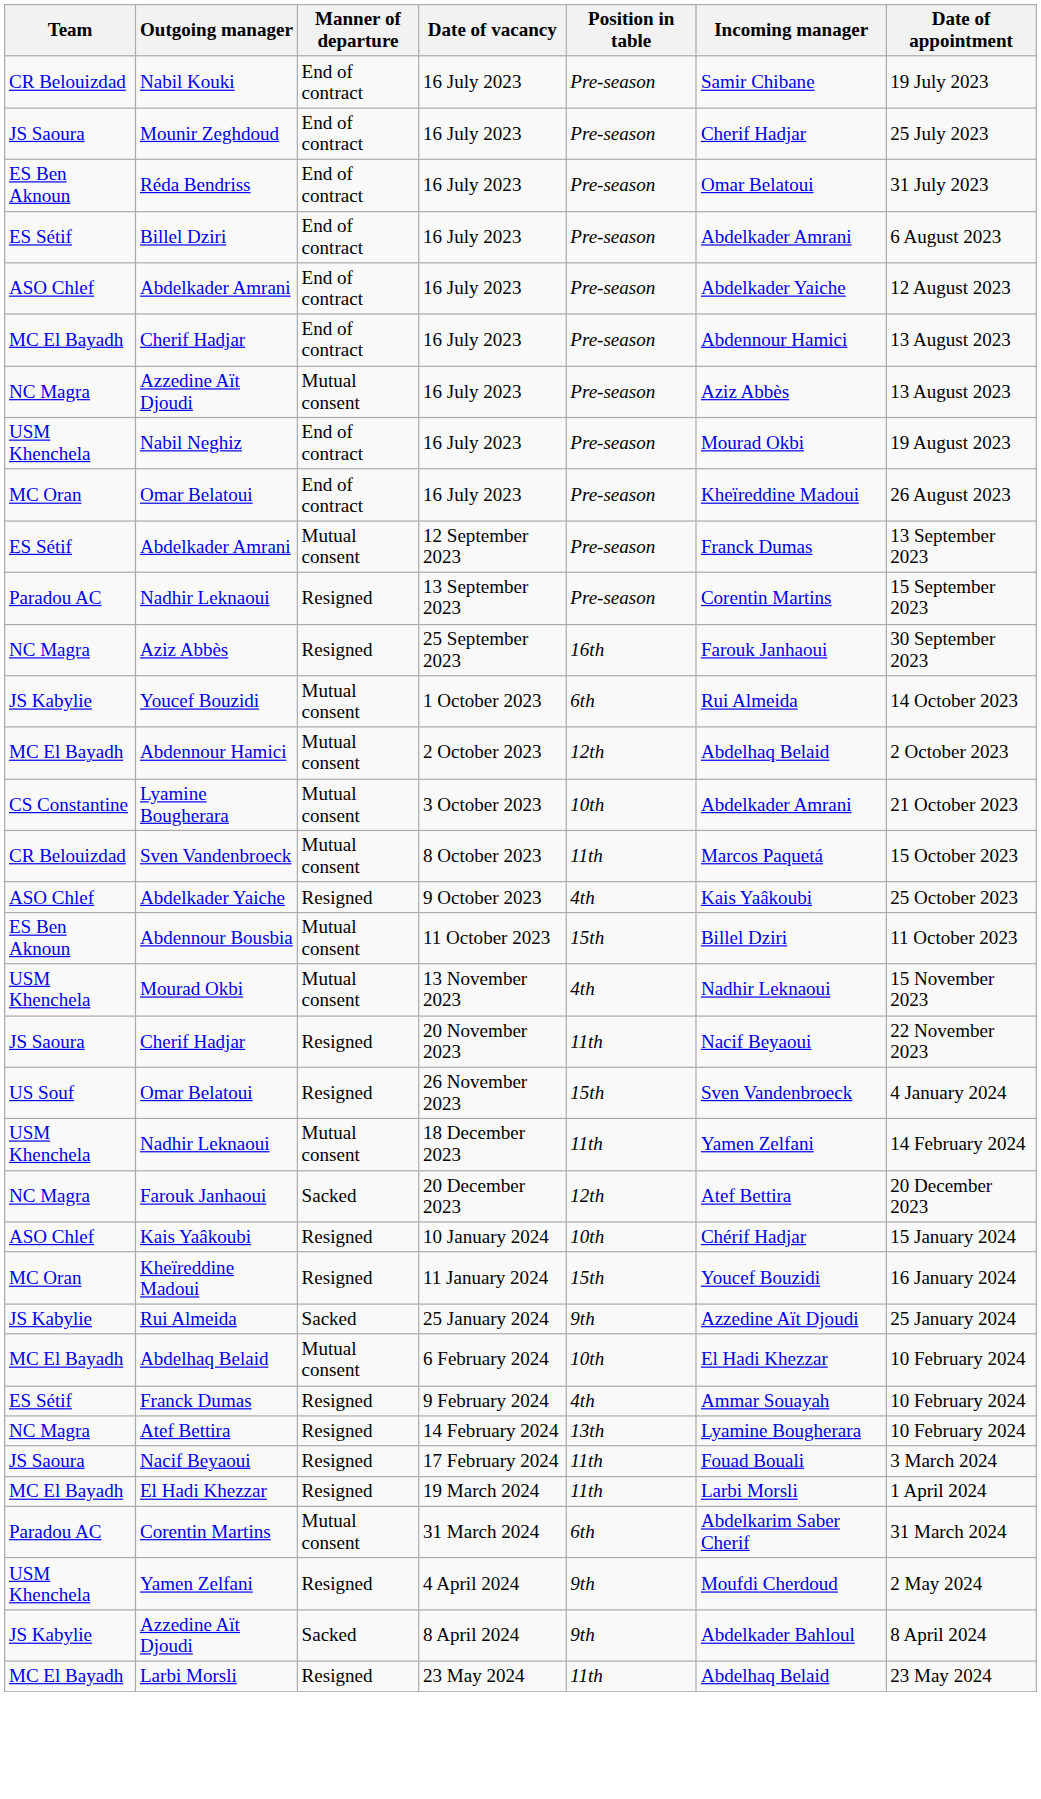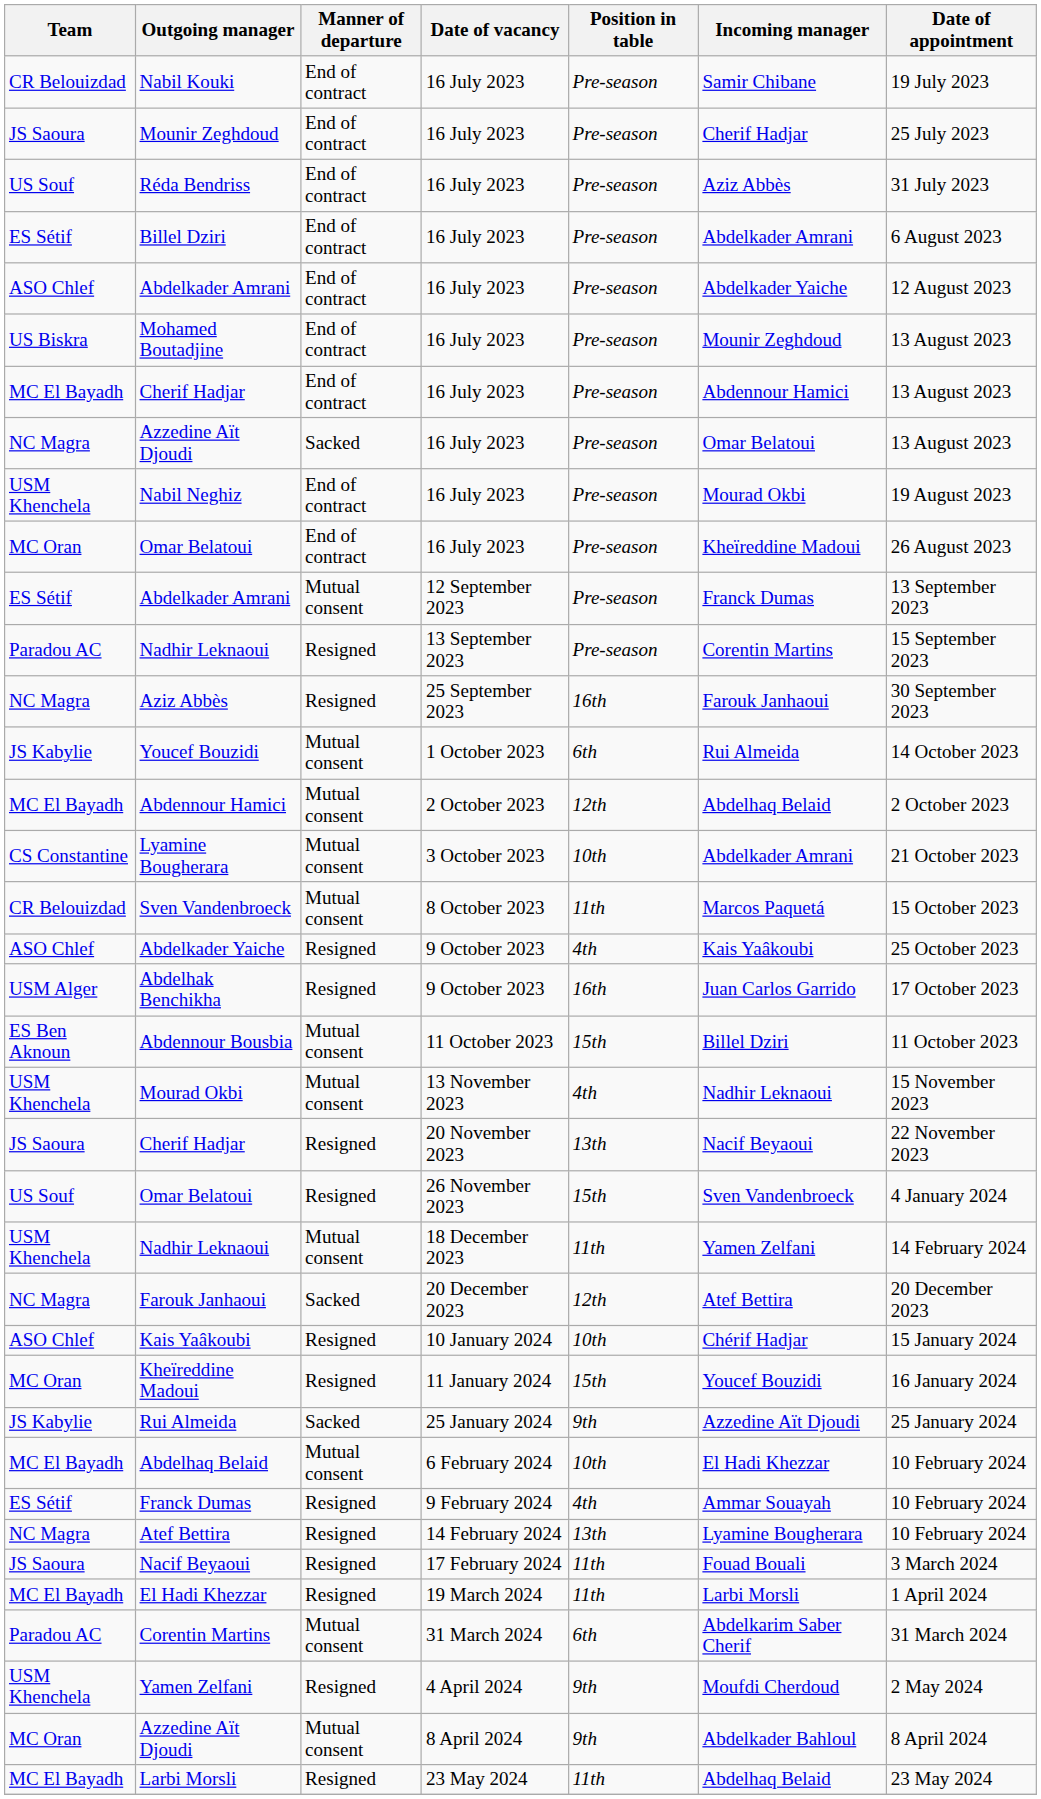(40, 185) ES Ben Aknoun -> (42, 185) US Souf
(757, 185) Omar Belatoui -> (747, 185) Aziz Abbès
+ row: (181, 340)
(331, 391) Mutual consent -> (333, 443) Sacked
(745, 391) Aziz Abbès -> (759, 443) Omar Belatoui
+ row: (180, 989)
(587, 1041) 11th -> (590, 1144) 13th
(51, 1635) JS Kabylie -> (45, 1738) MC Oran
(329, 1635) Sacked -> (334, 1738) Mutual consent
